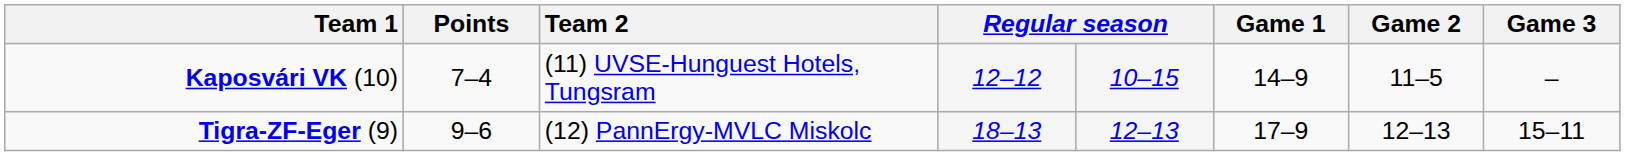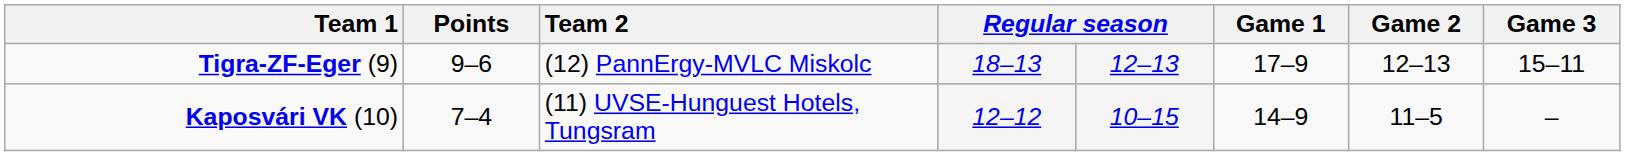rows swapped: (298, 130) <-> (292, 77)
